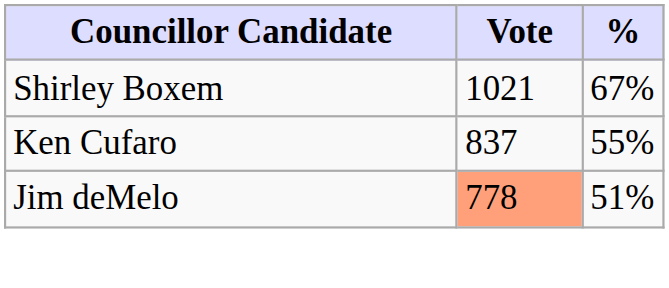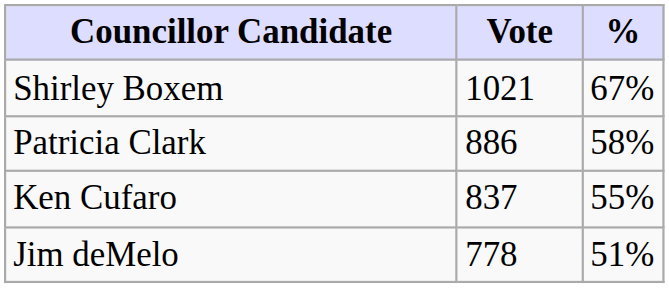+ row: (110, 142)
(491, 198) lightsalmon background -> (491, 253) no background
